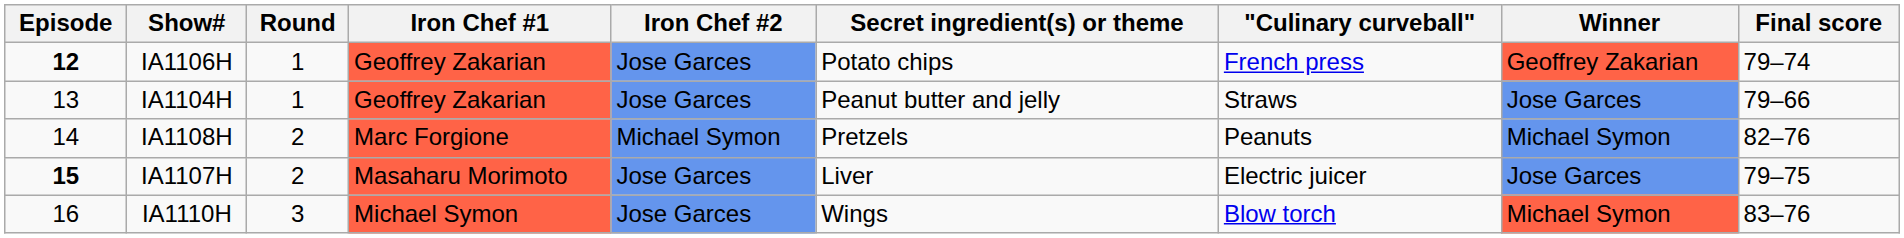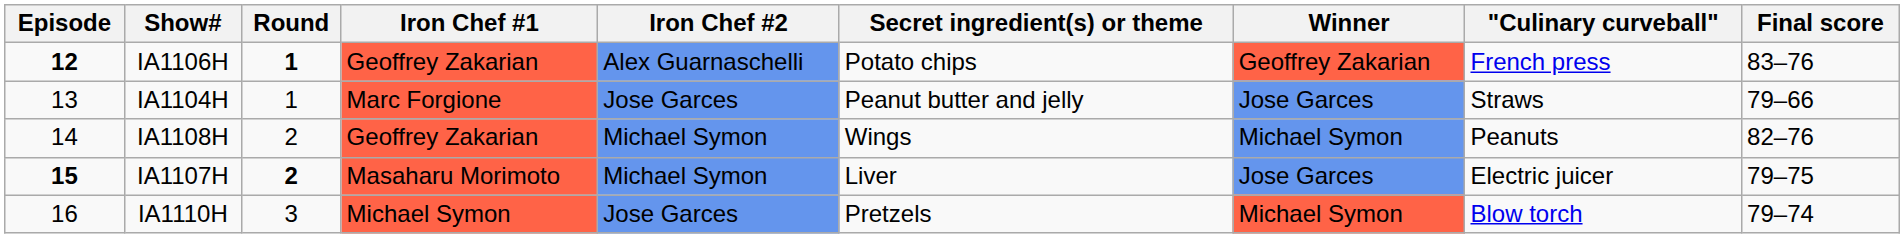columns swapped: (1360, 23) <-> (1620, 23)
(298, 61) normal -> (291, 61) bold
(684, 61) Jose Garces -> (703, 61) Alex Guarnaschelli
(1777, 61) 79–74 -> (1780, 61) 83–76
(450, 99) Geoffrey Zakarian -> (424, 99) Marc Forgione
(431, 137) Marc Forgione -> (442, 137) Geoffrey Zakarian
(865, 137) Pretzels -> (878, 137) Wings
(298, 175) normal -> (291, 175) bold
(684, 175) Jose Garces -> (685, 175) Michael Symon
(855, 213) Wings -> (888, 213) Pretzels
(1777, 213) 83–76 -> (1780, 213) 79–74
